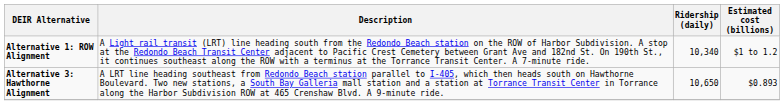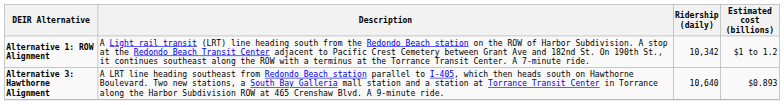(704, 52) 10,340 -> (704, 52) 10,342
(704, 84) 10,650 -> (704, 84) 10,640
